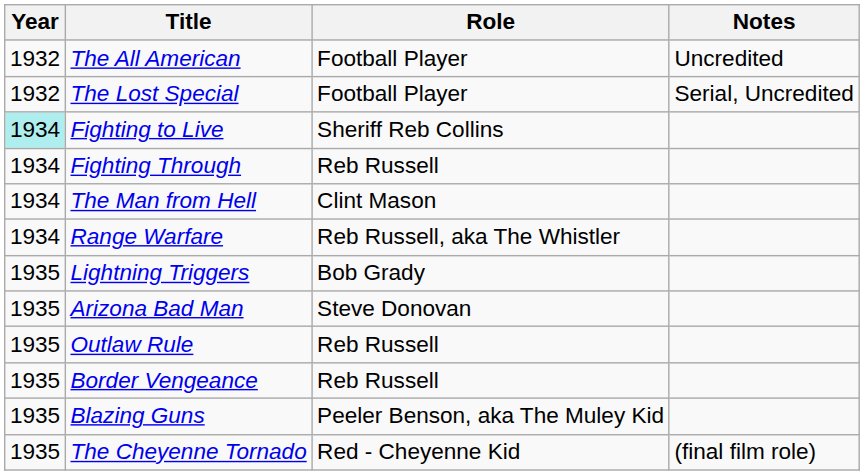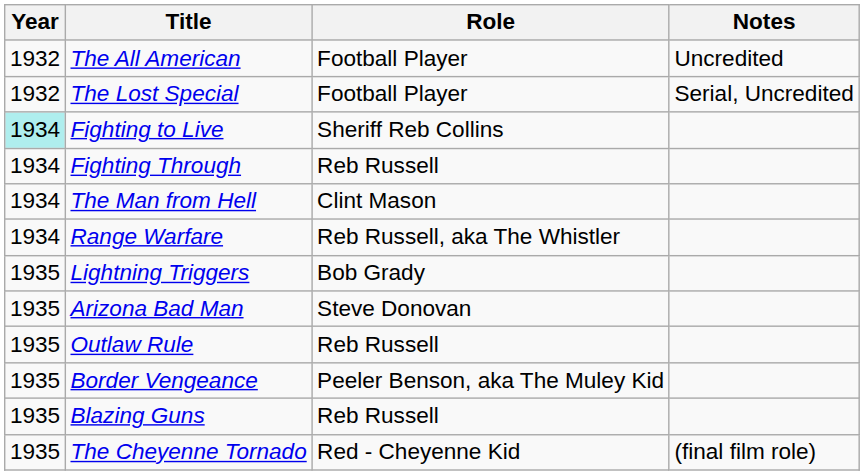(378, 380) Reb Russell -> (491, 380) Peeler Benson, aka The Muley Kid
(491, 415) Peeler Benson, aka The Muley Kid -> (378, 415) Reb Russell
